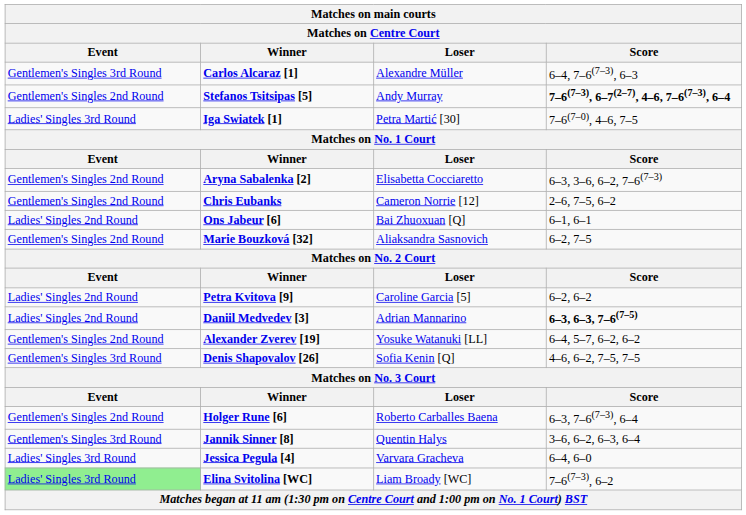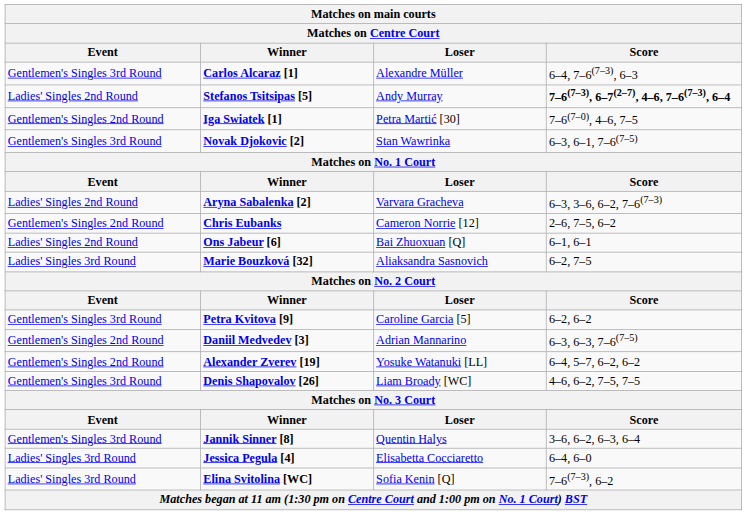(86, 96) Gentlemen's Singles 2nd Round -> (73, 96) Ladies' Singles 2nd Round
(72, 118) Ladies' Singles 3rd Round -> (86, 118) Gentlemen's Singles 2nd Round
+ row: (254, 141)
(86, 179) Gentlemen's Singles 2nd Round -> (73, 202) Ladies' Singles 2nd Round
(430, 179) Elisabetta Cocciaretto -> (420, 202) Varvara Gracheva
(86, 239) Gentlemen's Singles 2nd Round -> (72, 262) Ladies' Singles 3rd Round
(73, 297) Ladies' Singles 2nd Round -> (85, 319) Gentlemen's Singles 3rd Round
(73, 318) Ladies' Singles 2nd Round -> (86, 340) Gentlemen's Singles 2nd Round
(593, 318) bold -> (593, 340) normal
(415, 358) Sofia Kenin [Q] -> (424, 381) Liam Broady [WC]
- row: (245, 417)
(420, 458) Varvara Gracheva -> (430, 458) Elisabetta Cocciaretto
(72, 479) lightgreen background -> (72, 479) no background
(424, 479) Liam Broady [WC] -> (415, 479) Sofia Kenin [Q]
